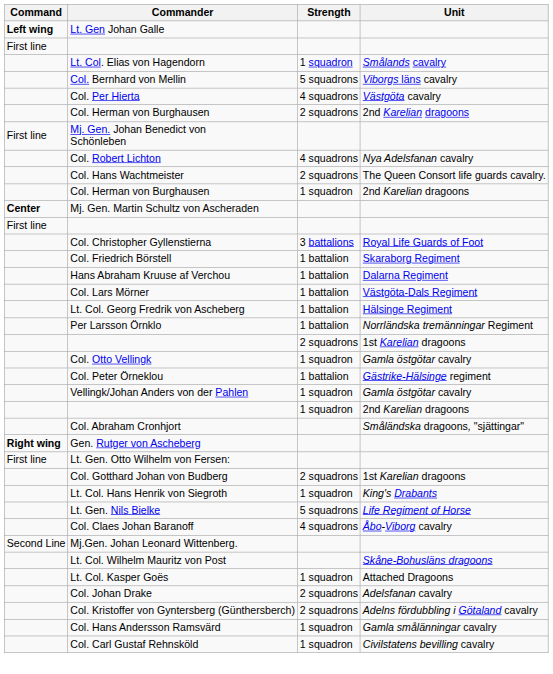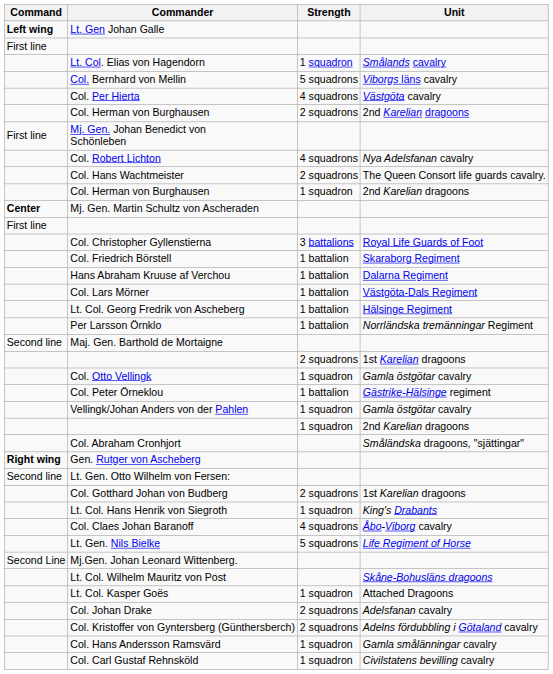+ row: (147, 342)
(27, 460) First line -> (34, 476) Second line
rows swapped: (115, 510) <-> (132, 527)
